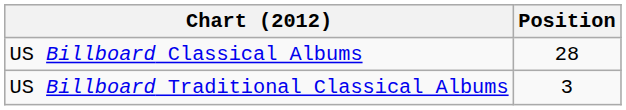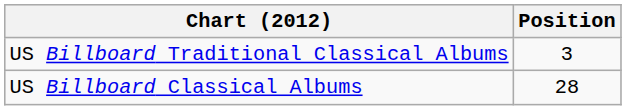rows swapped: (186, 54) <-> (259, 87)
